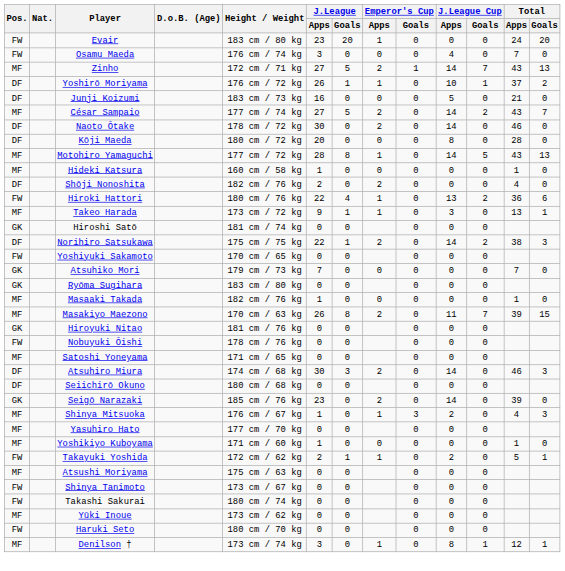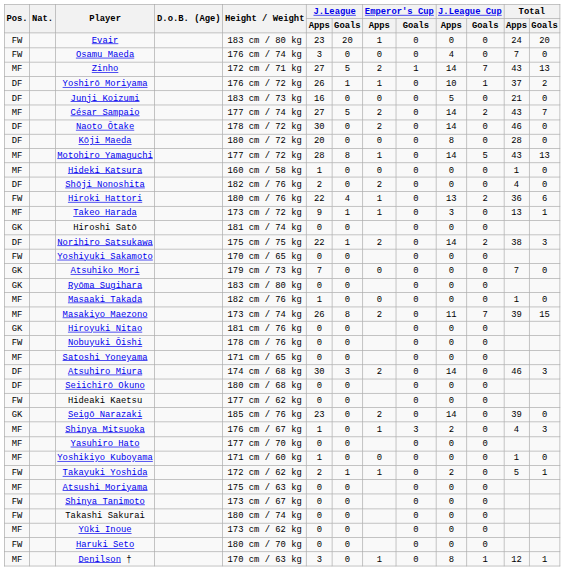(265, 314) 170 cm / 63 kg -> (265, 314) 173 cm / 74 kg
+ row: (105, 401)
(265, 545) 173 cm / 74 kg -> (265, 559) 170 cm / 63 kg
